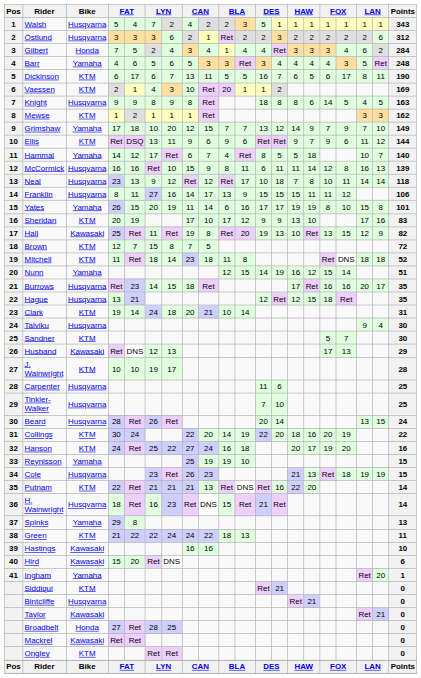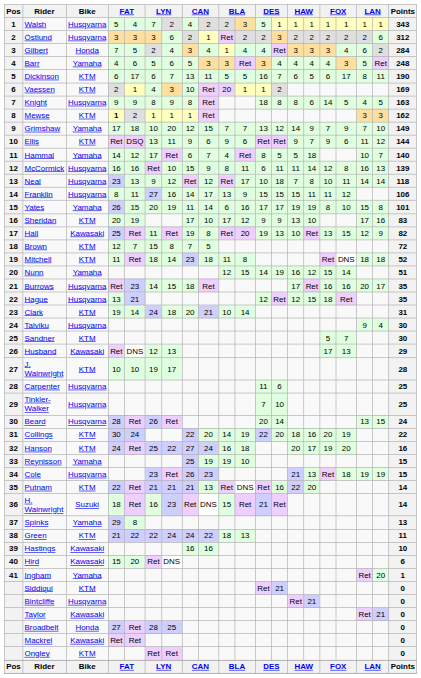(116, 115) normal -> (116, 115) bold
(87, 505) Husqvarna -> (87, 505) Suzuki
